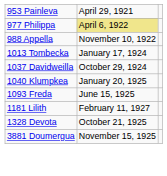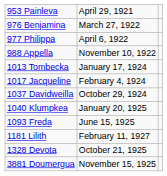+ row: (36, 25)
(104, 25) khaki background -> (104, 39) no background
+ row: (39, 81)
